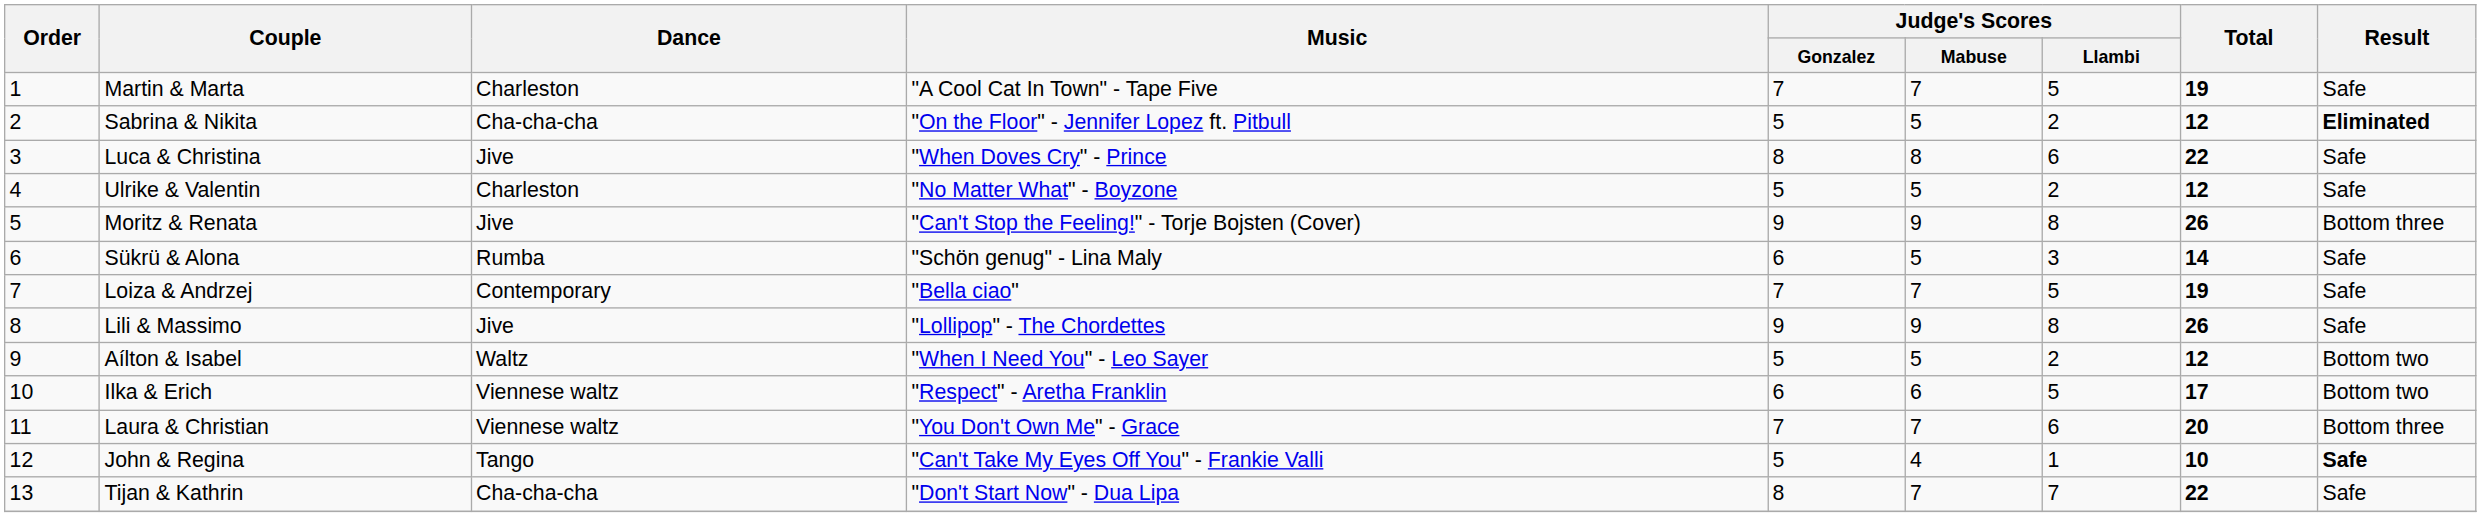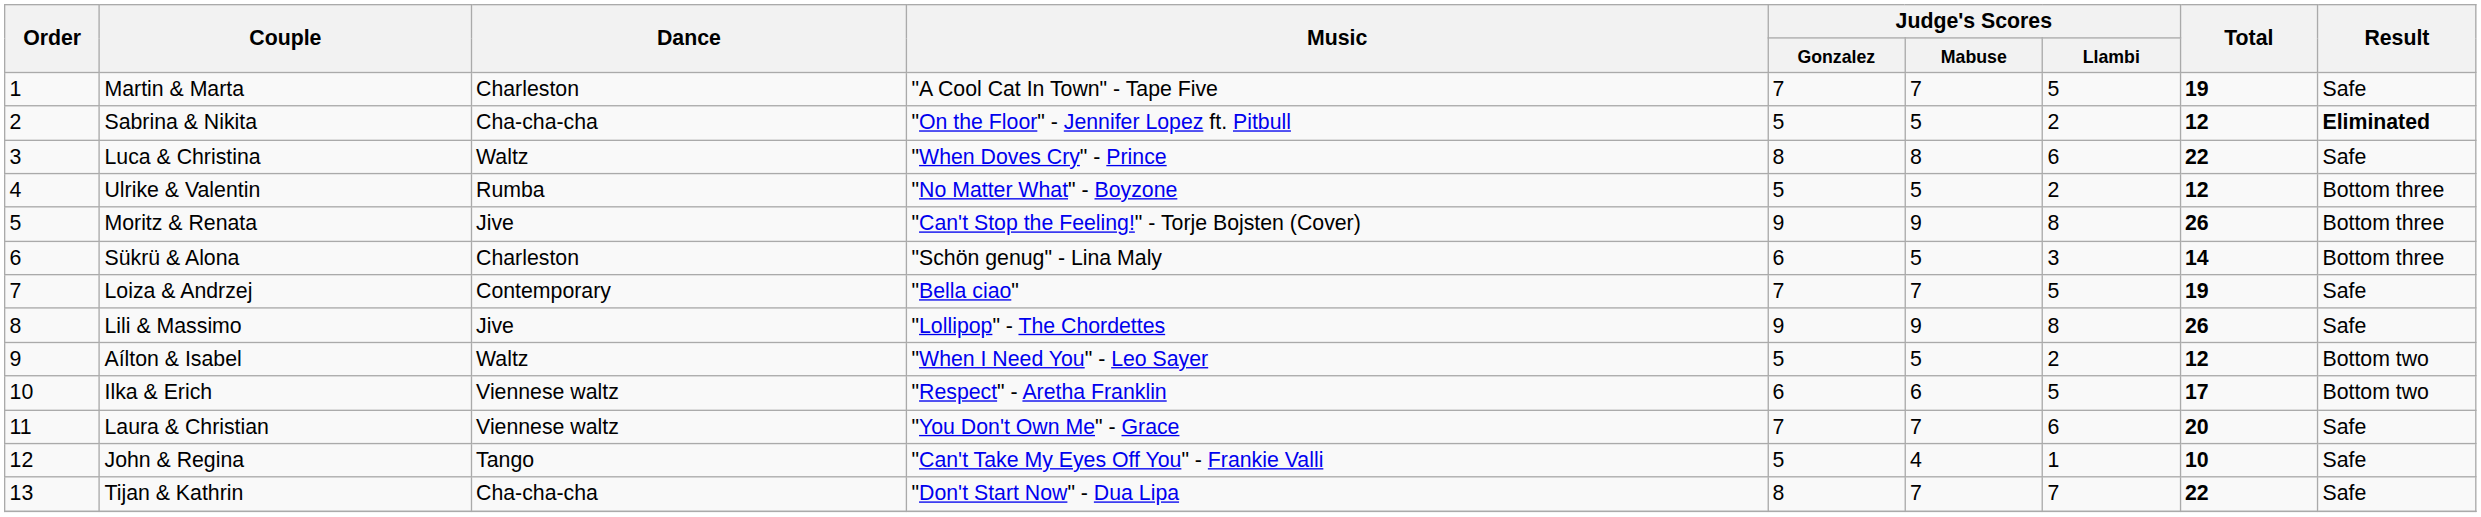(495, 156) Jive -> (502, 156) Waltz
(528, 190) Charleston -> (510, 190) Rumba
(2344, 190) Safe -> (2383, 190) Bottom three
(510, 257) Rumba -> (528, 257) Charleston
(2344, 257) Safe -> (2383, 257) Bottom three
(2383, 426) Bottom three -> (2344, 426) Safe
(2345, 460) bold -> (2344, 460) normal
